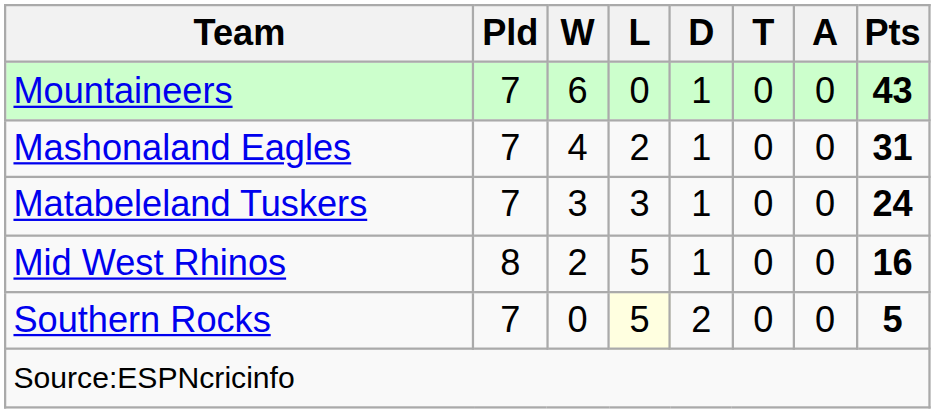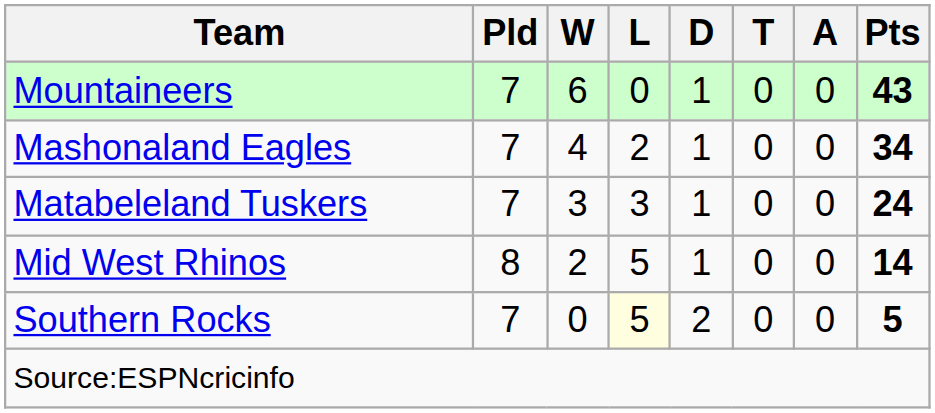(893, 147) 31 -> (893, 147) 34
(893, 262) 16 -> (893, 262) 14
